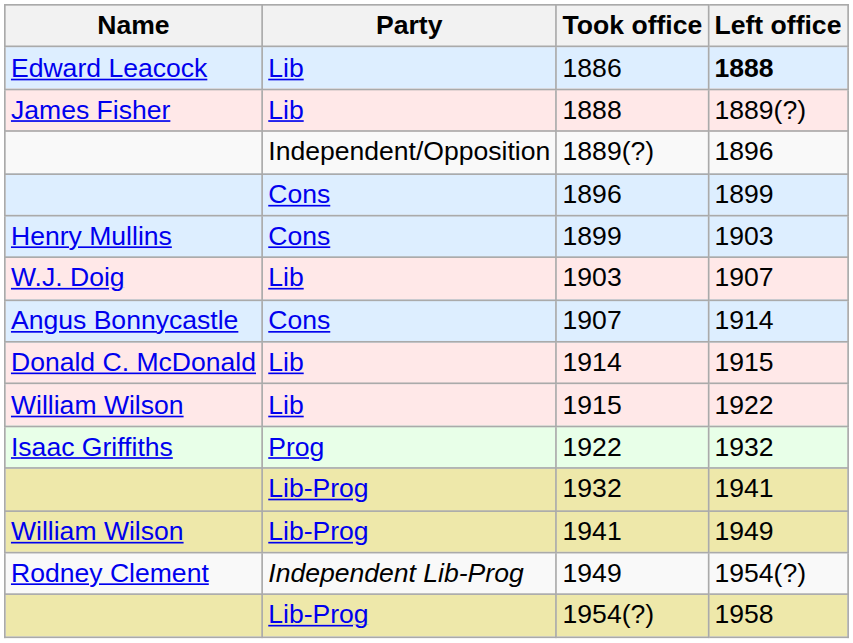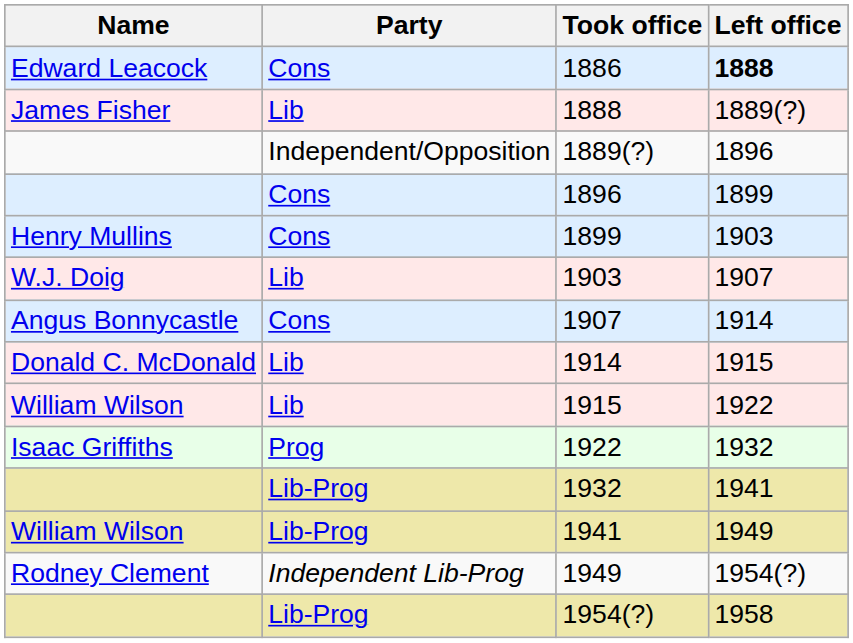(286, 67) Lib -> (299, 67) Cons
